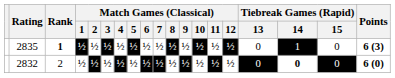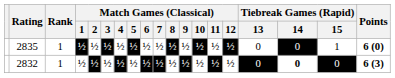(60, 47) bold -> (60, 47) normal
(298, 47) 1 -> (298, 47) 0
(337, 47) 0 -> (337, 47) 1
(373, 47) 6 (3) -> (373, 47) 6 (0)
(60, 64) 2 -> (60, 64) 1
(373, 64) 6 (0) -> (373, 64) 6 (3)
